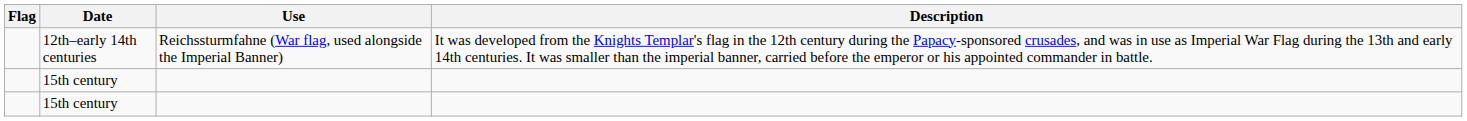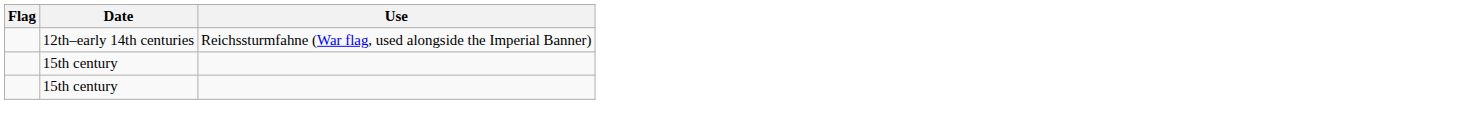- column: (947, 16)
